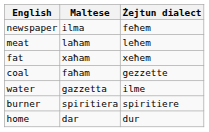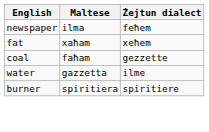- row: (18, 42)
- row: (18, 119)
